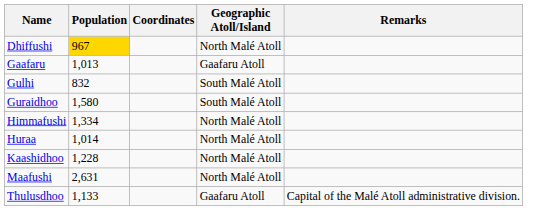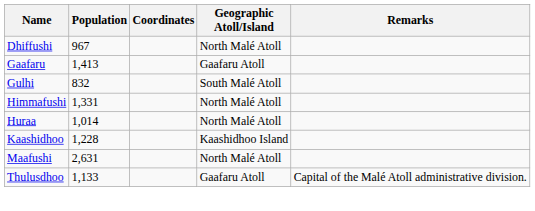(81, 45) gold background -> (81, 45) no background
(85, 64) 1,013 -> (85, 64) 1,413
- row: (32, 102)
(85, 121) 1,334 -> (85, 102) 1,331
(241, 158) North Malé Atoll -> (244, 139) Kaashidhoo Island
